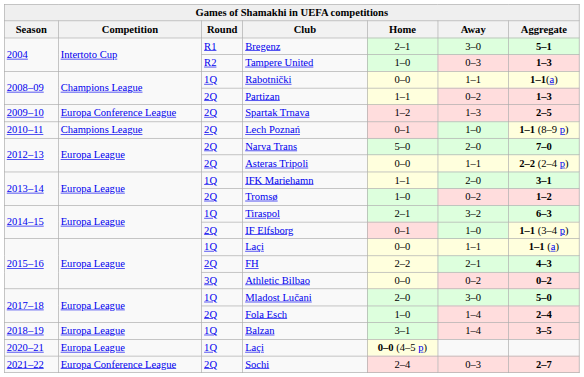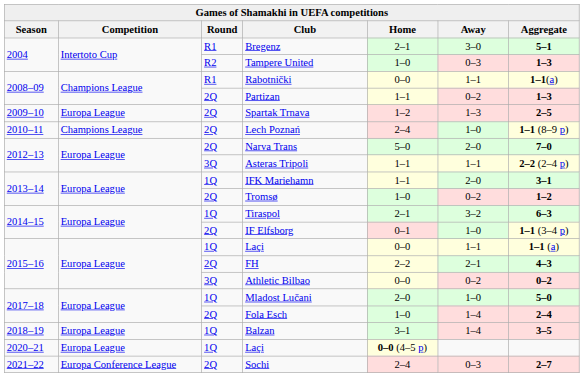(211, 79) 1Q -> (210, 79) R1
(118, 113) Europa Conference League -> (93, 113) Europa League
(402, 130) 0–1 -> (402, 130) 2–4
(211, 163) 2Q -> (211, 163) 3Q
(402, 163) 0–0 -> (402, 163) 1–1
(473, 297) 3–0 -> (473, 297) 1–0
